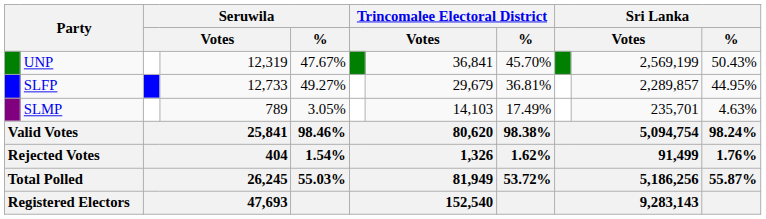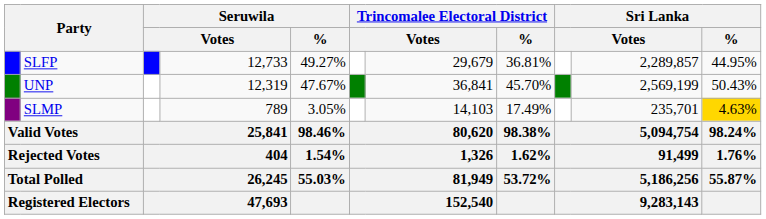rows swapped: (41, 86) <-> (39, 62)
(738, 109) no background -> (738, 109) gold background
